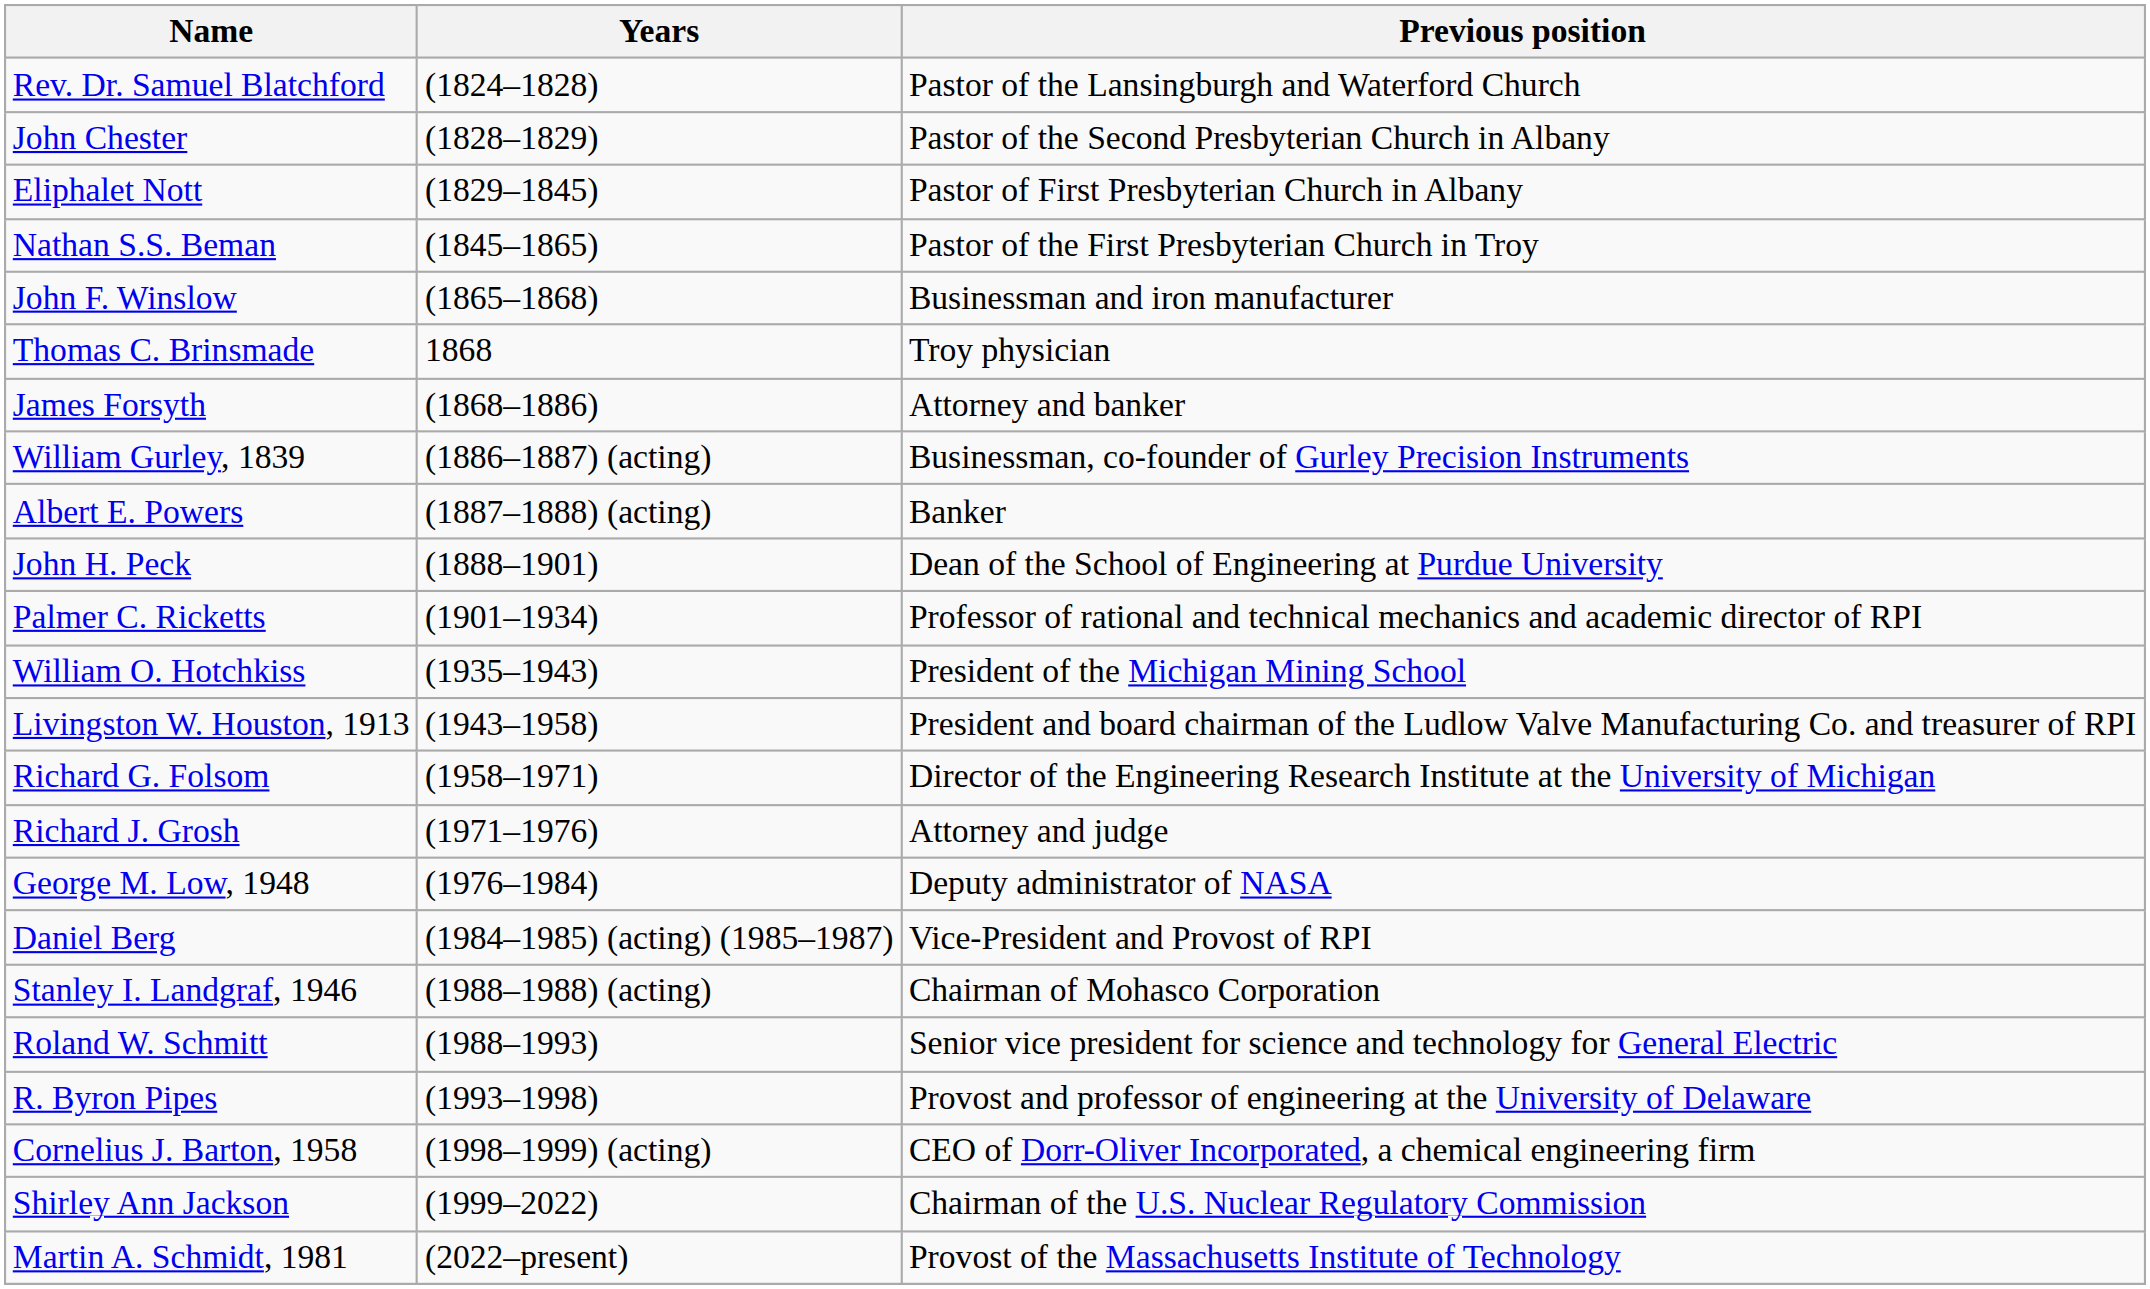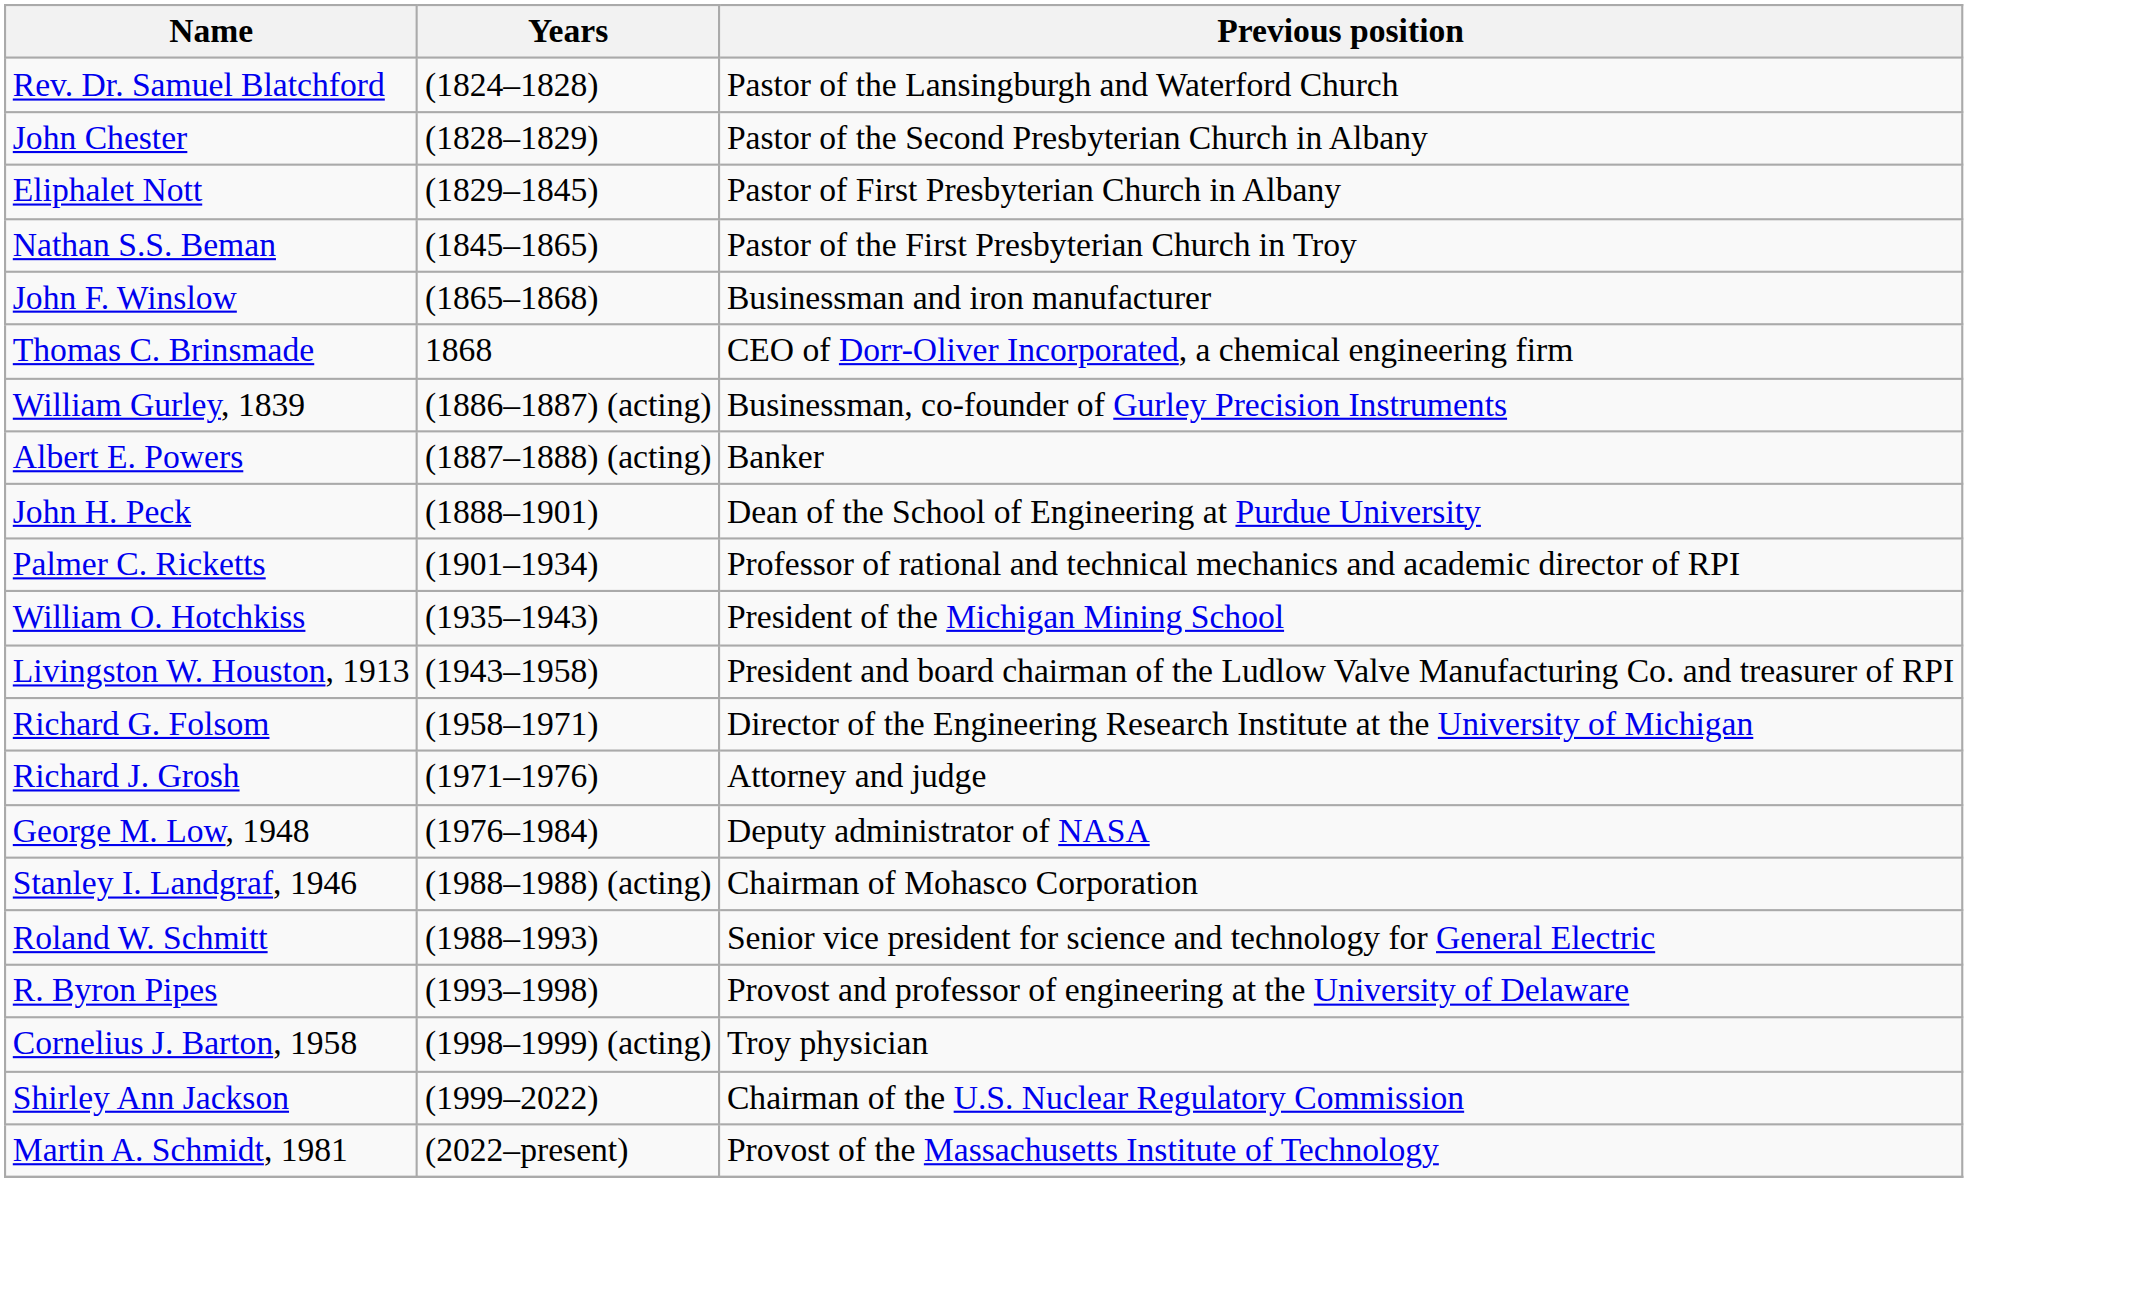(1010, 350) Troy physician -> (1150, 350) CEO of Dorr-Oliver Incorporated, a chemical engineering firm
- row: (109, 404)
- row: (94, 937)
(1332, 1150) CEO of Dorr-Oliver Incorporated, a chemical engineering firm -> (828, 1043) Troy physician
